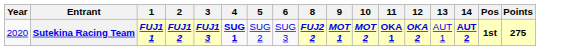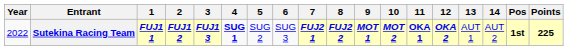+ column: (312, 12)
(17, 32) 2020 -> (17, 32) 2022
(467, 32) bold -> (495, 32) normal
(518, 32) 275 -> (546, 32) 225
